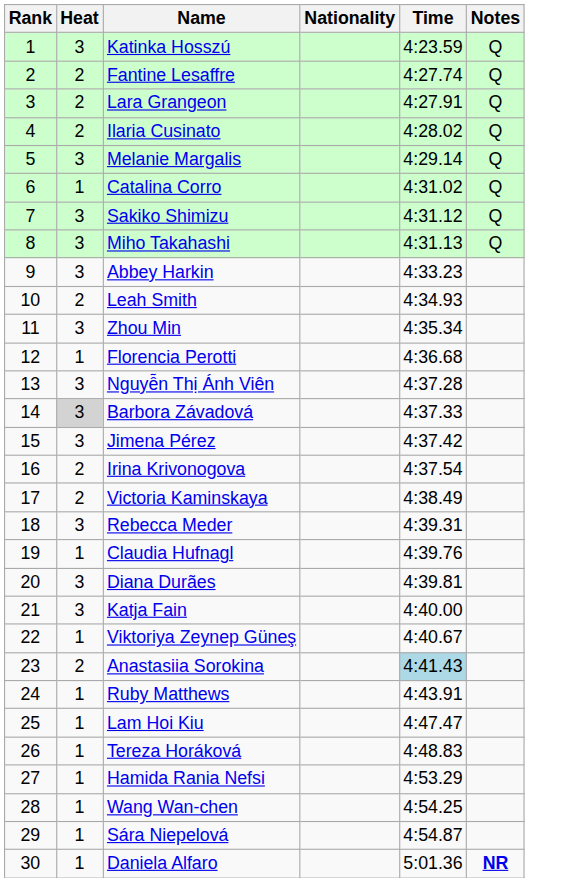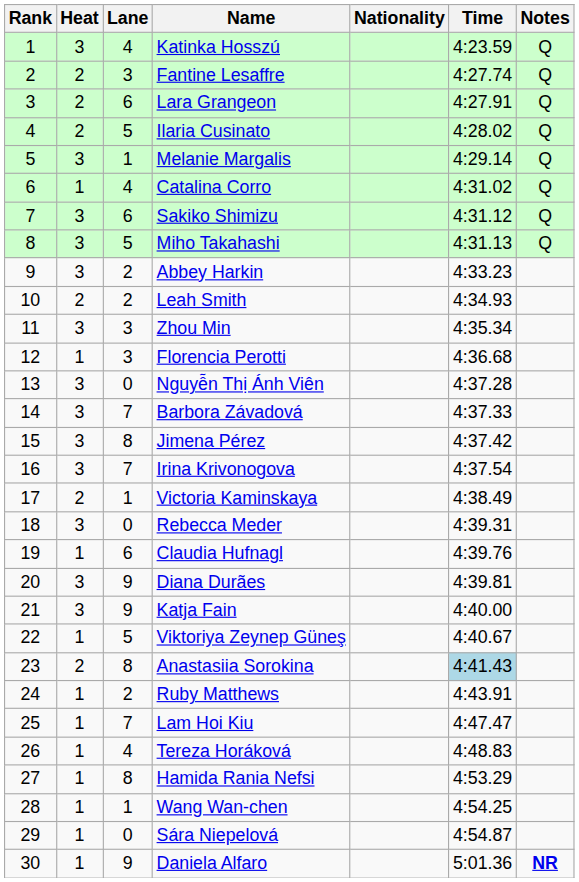+ column: (128, 18)
(80, 412) lightgrey background -> (80, 412) no background
(80, 469) 2 -> (80, 469) 3
